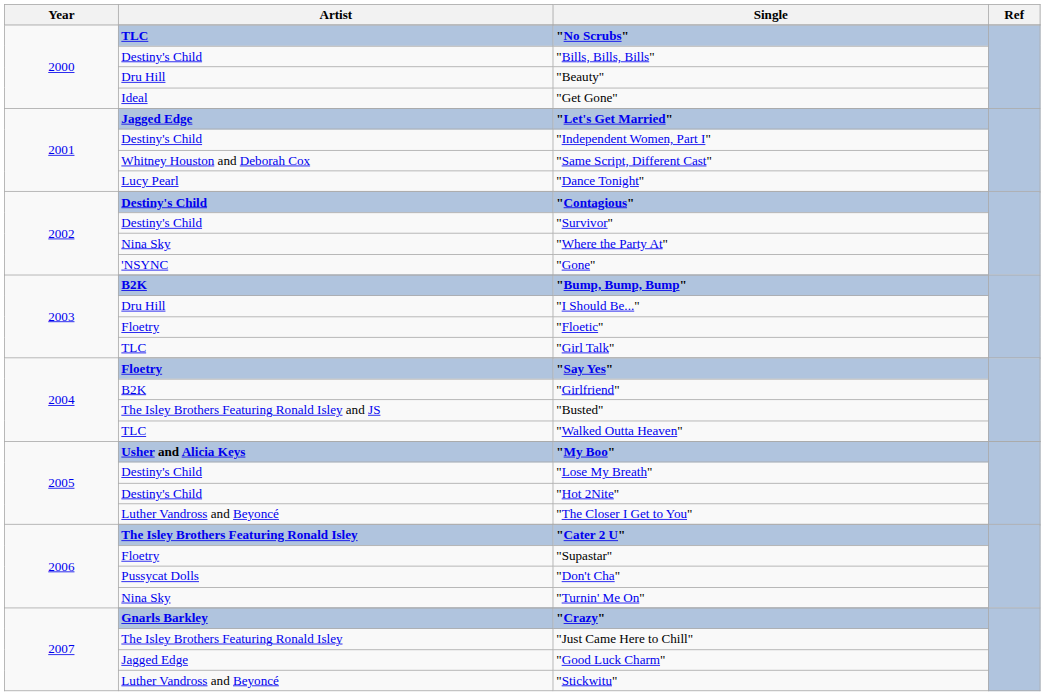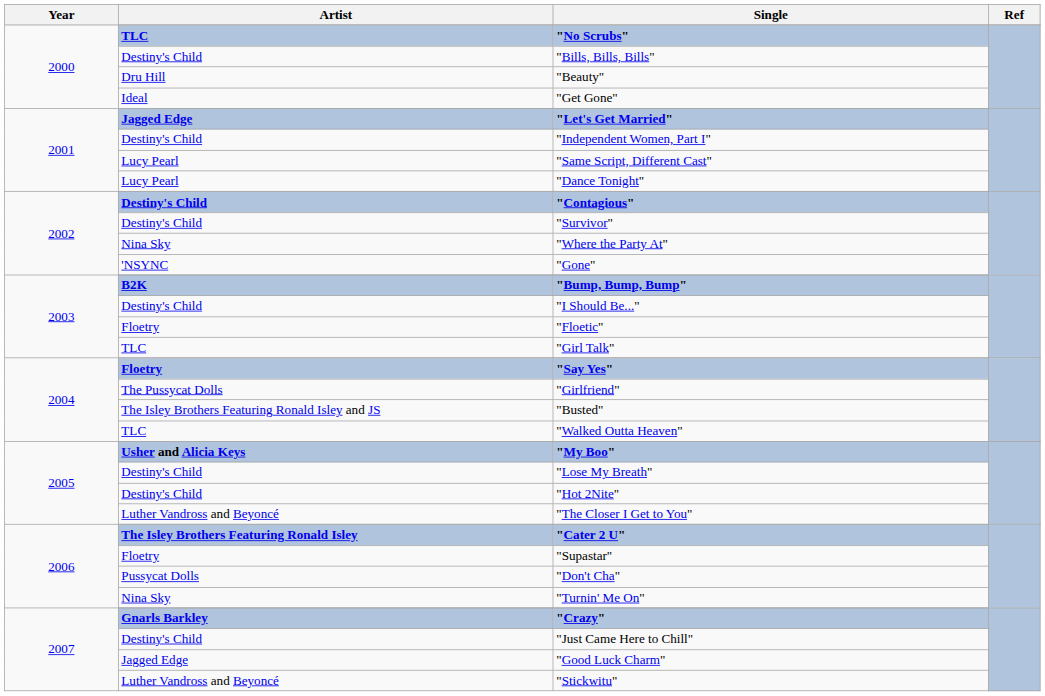(216, 160) Whitney Houston and Deborah Cox -> (150, 160) Lucy Pearl
(143, 306) Dru Hill -> (162, 306) Destiny's Child
(134, 389) B2K -> (172, 389) The Pussycat Dolls
(232, 639) The Isley Brothers Featuring Ronald Isley -> (162, 639) Destiny's Child
